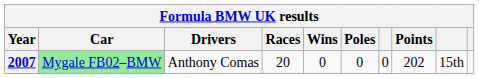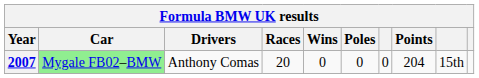(414, 62) 202 -> (414, 62) 204
